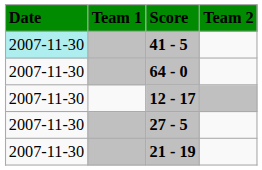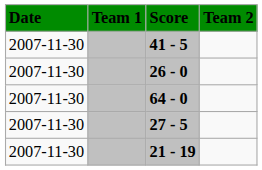(46, 44) paleturquoise background -> (46, 44) no background
+ row: (169, 71)
- row: (173, 98)
